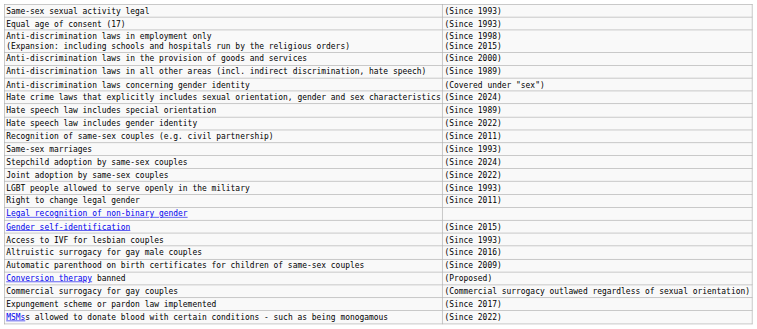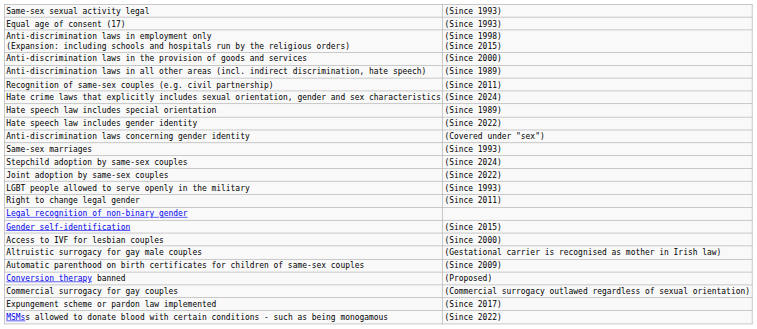rows swapped: (128, 85) <-> (140, 136)
(473, 240) (Since 1993) -> (473, 240) (Since 2000)
(473, 253) (Since 2016) -> (583, 253) (Gestational carrier is recognised as mother in Irish law)
